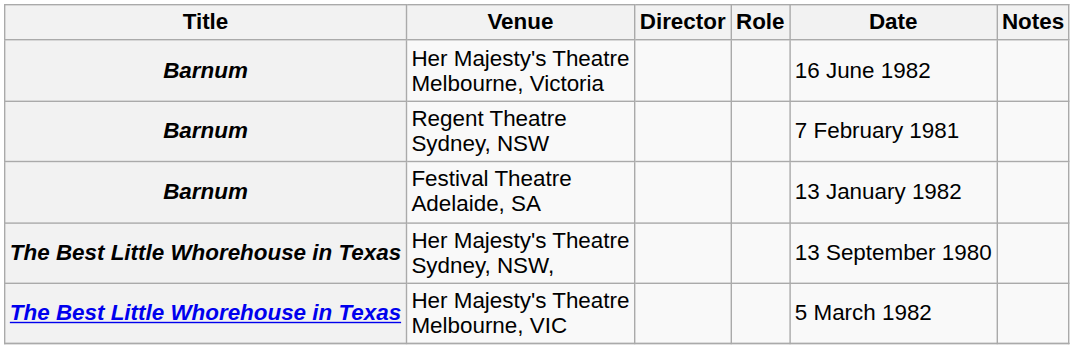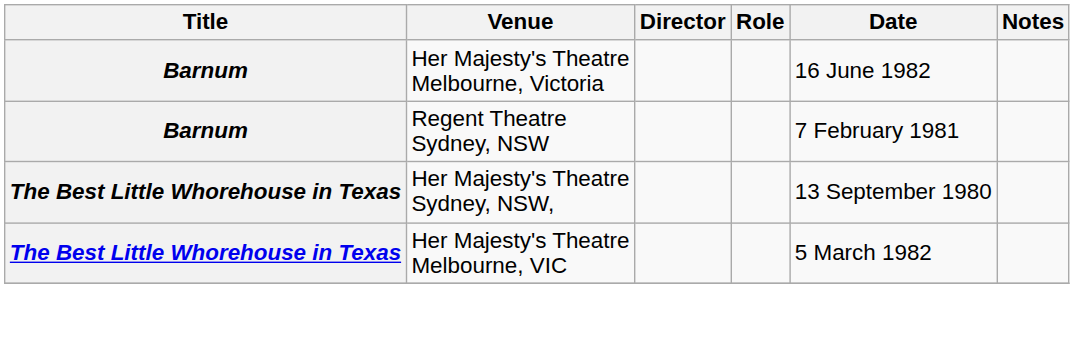- row: (492, 191)
